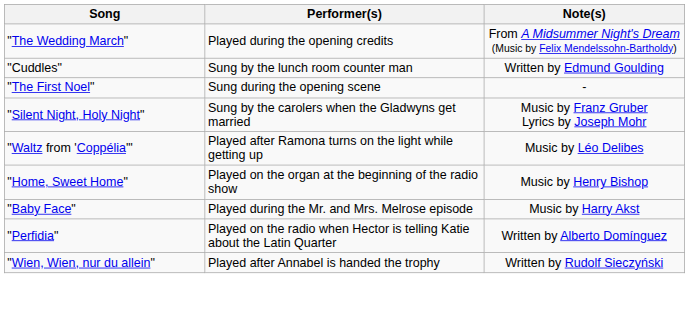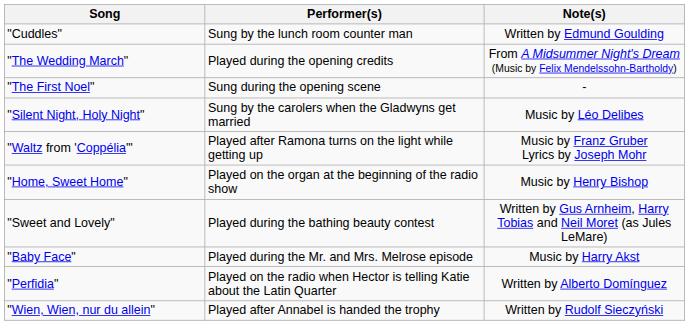rows swapped: (35, 68) <-> (68, 41)
(584, 114) Music by Franz Gruber Lyrics by Joseph Mohr -> (584, 114) Music by Léo Delibes
(584, 148) Music by Léo Delibes -> (584, 148) Music by Franz Gruber Lyrics by Joseph Mohr
+ row: (61, 223)
